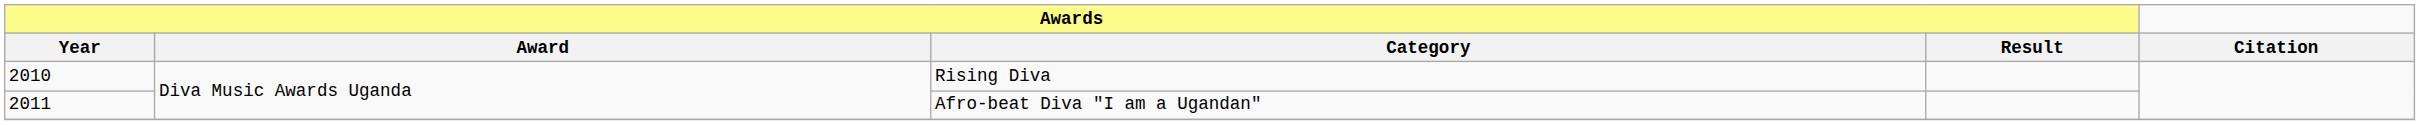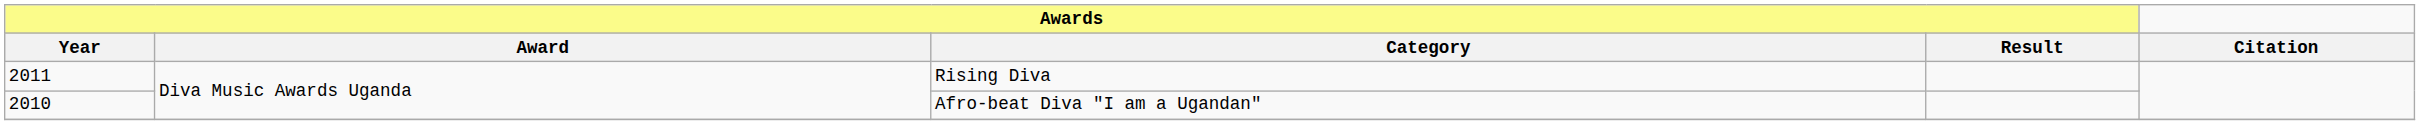(30, 76) 2010 -> (30, 76) 2011
(30, 105) 2011 -> (30, 105) 2010
